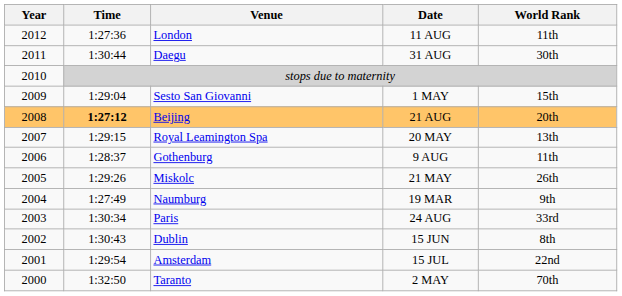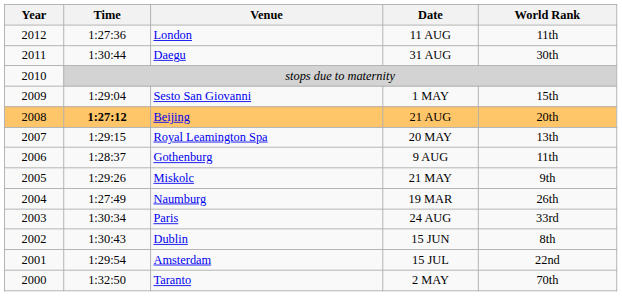(547, 178) 26th -> (547, 178) 9th
(547, 198) 9th -> (547, 198) 26th
